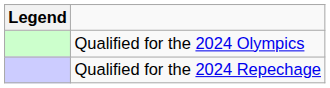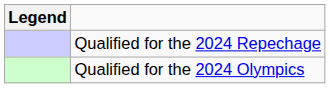rows swapped: (189, 43) <-> (198, 69)
